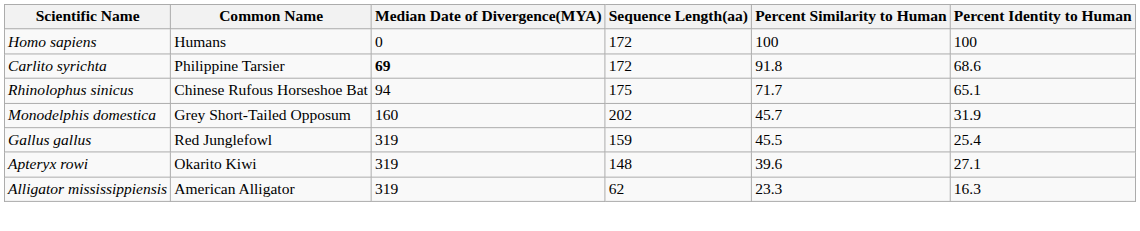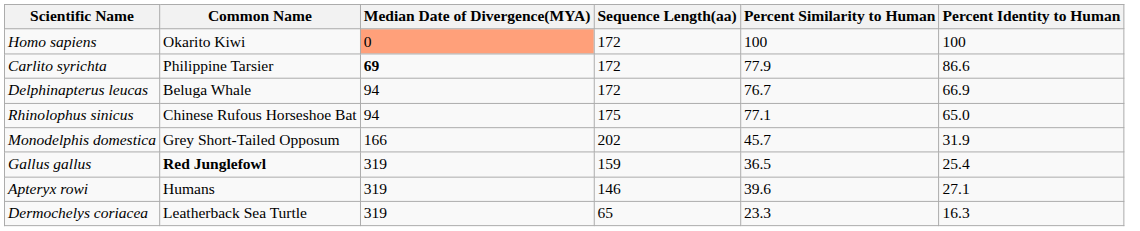(200, 41) Humans -> (204, 41) Okarito Kiwi
(379, 41) no background -> (368, 41) lightsalmon background
(769, 66) 91.8 -> (757, 66) 77.9
(967, 66) 68.6 -> (956, 66) 86.6
+ row: (78, 90)
(769, 90) 71.7 -> (757, 115) 77.1
(967, 90) 65.1 -> (956, 115) 65.0
(387, 115) 160 -> (375, 139) 166
(223, 139) normal -> (215, 164) bold
(769, 139) 45.5 -> (757, 164) 36.5
(215, 164) Okarito Kiwi -> (189, 189) Humans
(620, 164) 148 -> (609, 189) 146
+ row: (78, 213)
- row: (88, 189)
